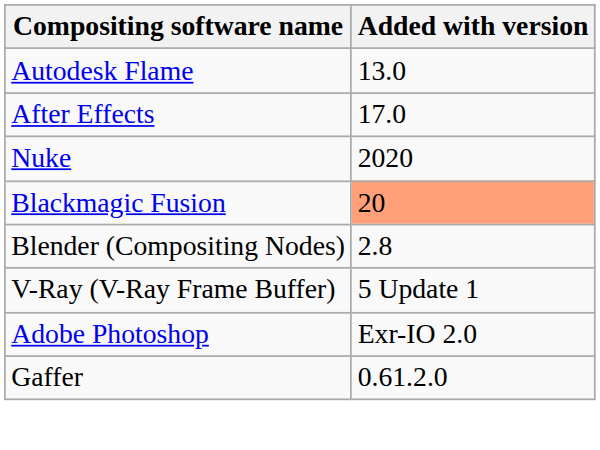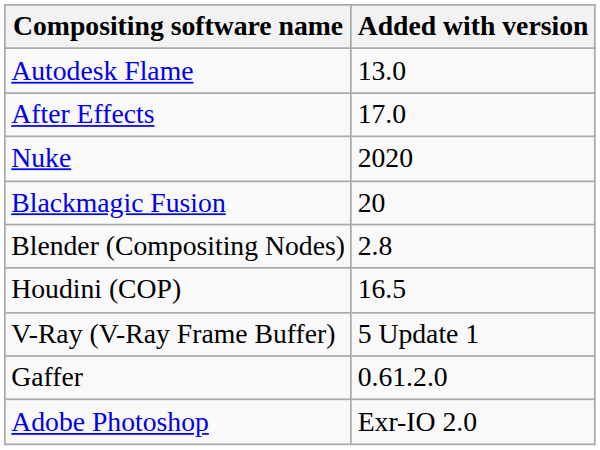(372, 202) lightsalmon background -> (372, 202) no background
+ row: (96, 289)
rows swapped: (110, 333) <-> (47, 377)
